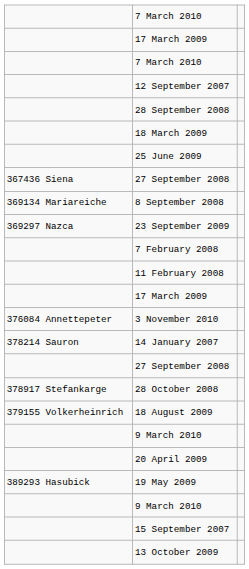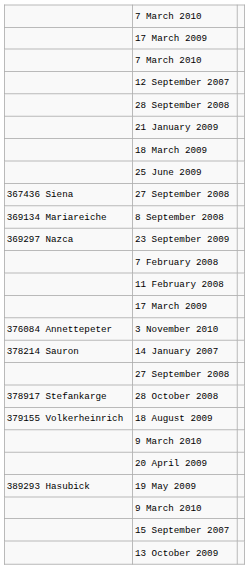+ row: (69, 128)
